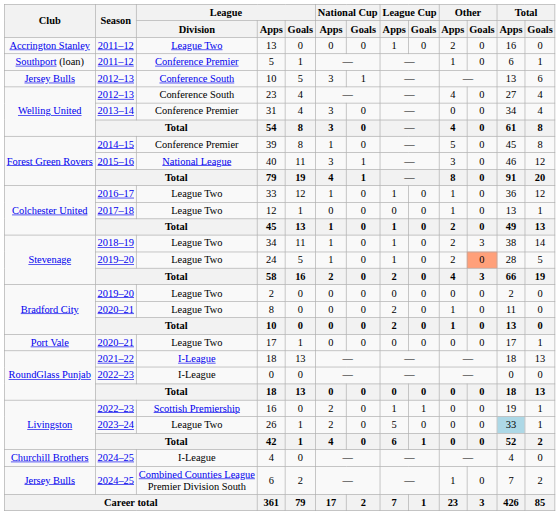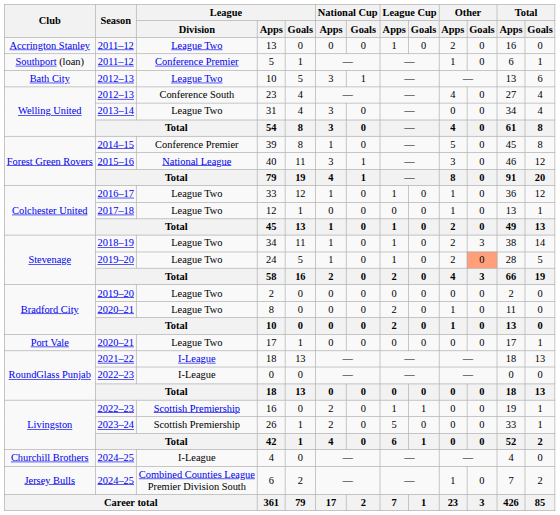(50, 78) Jersey Bulls -> (50, 78) Bath City
(197, 78) Conference South -> (197, 78) League Two
(197, 111) Conference Premier -> (197, 111) League Two
(197, 425) League Two -> (197, 425) Scottish Premiership
(511, 425) lightblue background -> (511, 425) no background
